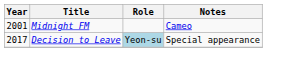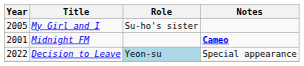+ row: (66, 26)
(179, 26) normal -> (216, 40) bold
(17, 40) 2017 -> (17, 54) 2022
